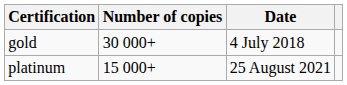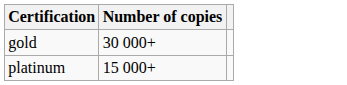- column: (280, 17)
